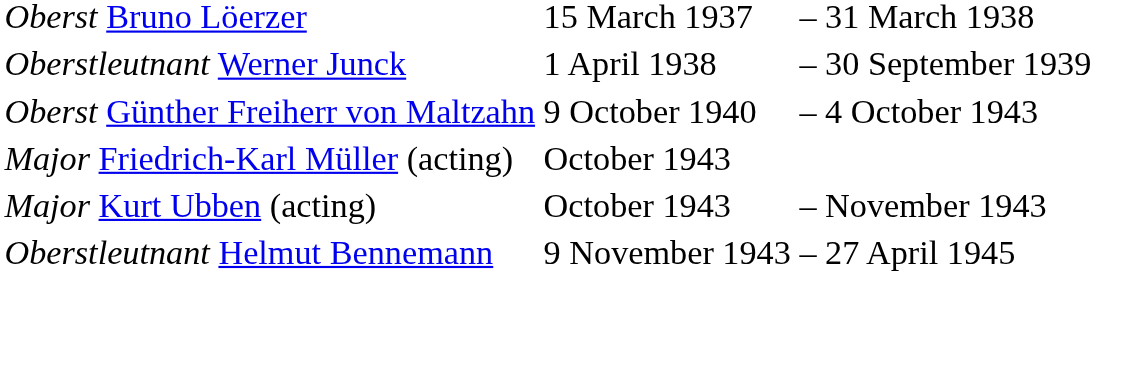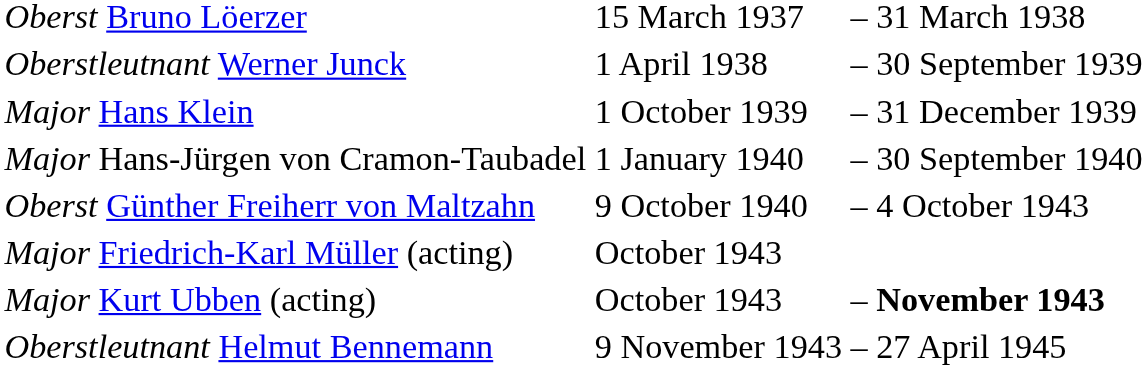+ row: (129, 111)
+ row: (295, 158)
(936, 205) normal -> (991, 299) bold
